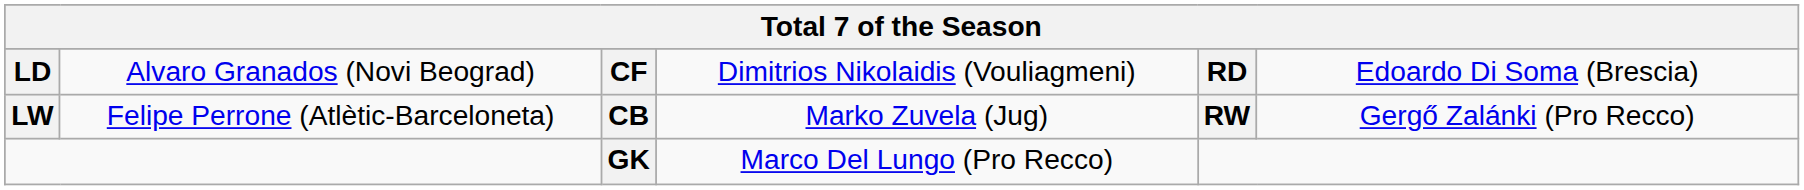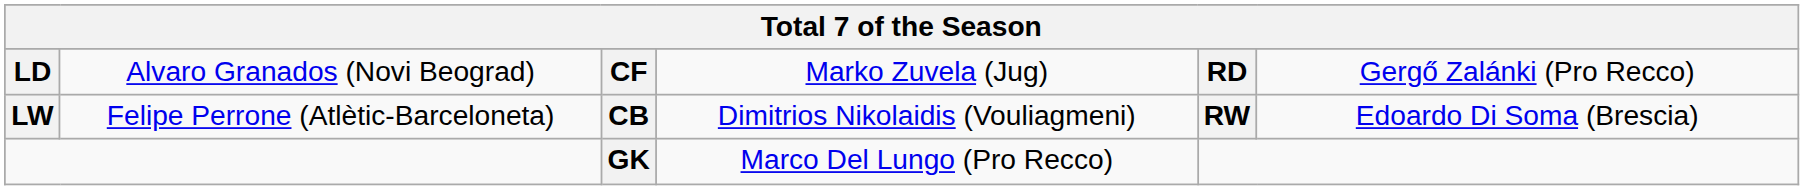(927, 71) Dimitrios Nikolaidis (Vouliagmeni) -> (927, 71) Marko Zuvela (Jug)
(1527, 71) Edoardo Di Soma (Brescia) -> (1527, 71) Gergő Zalánki (Pro Recco)
(927, 116) Marko Zuvela (Jug) -> (927, 116) Dimitrios Nikolaidis (Vouliagmeni)
(1527, 116) Gergő Zalánki (Pro Recco) -> (1527, 116) Edoardo Di Soma (Brescia)
